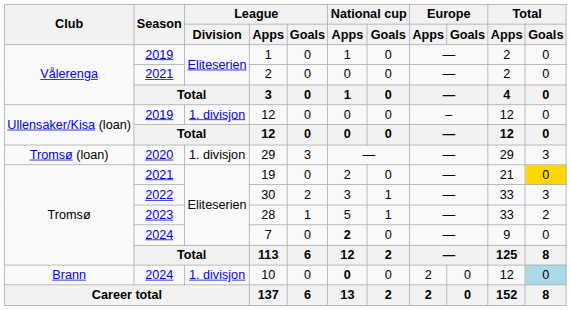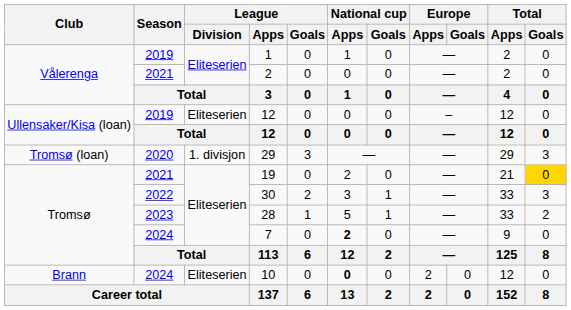(217, 114) 1. divisjon -> (217, 114) Eliteserien
(217, 275) 1. divisjon -> (217, 275) Eliteserien
(546, 275) lightblue background -> (546, 275) no background
